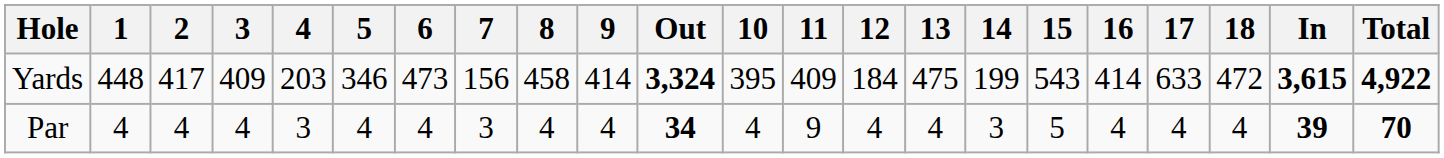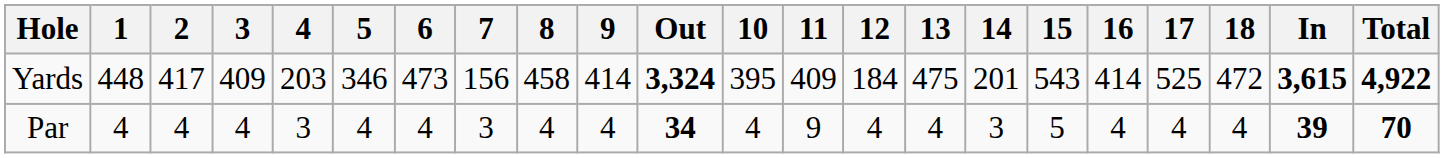(996, 78) 199 -> (996, 78) 201
(1179, 78) 633 -> (1179, 78) 525
